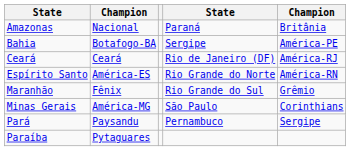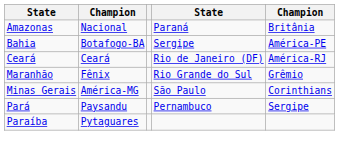- row: (47, 75)
